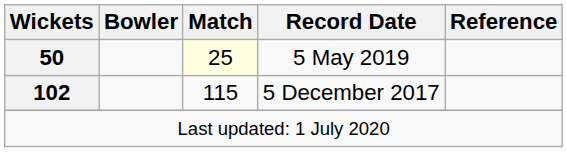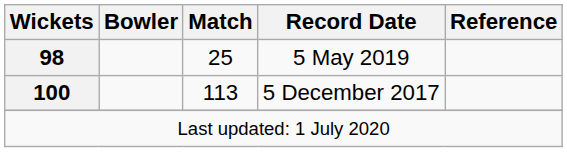(52, 57) 50 -> (52, 57) 98
(220, 57) lightyellow background -> (220, 57) no background
(52, 92) 102 -> (52, 92) 100
(220, 92) 115 -> (220, 92) 113
